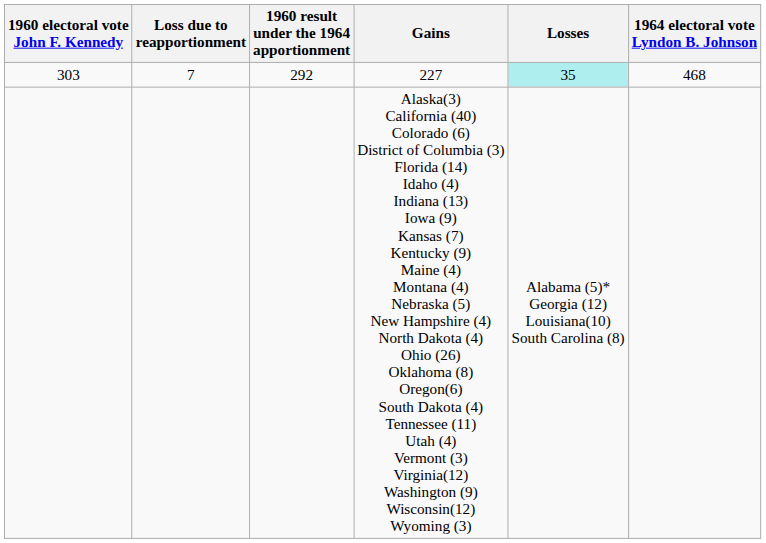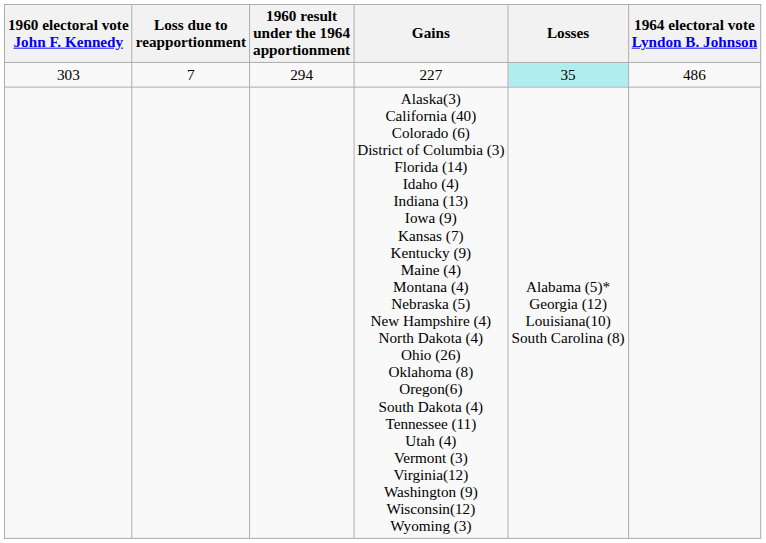(302, 74) 292 -> (302, 74) 294
(694, 74) 468 -> (694, 74) 486
